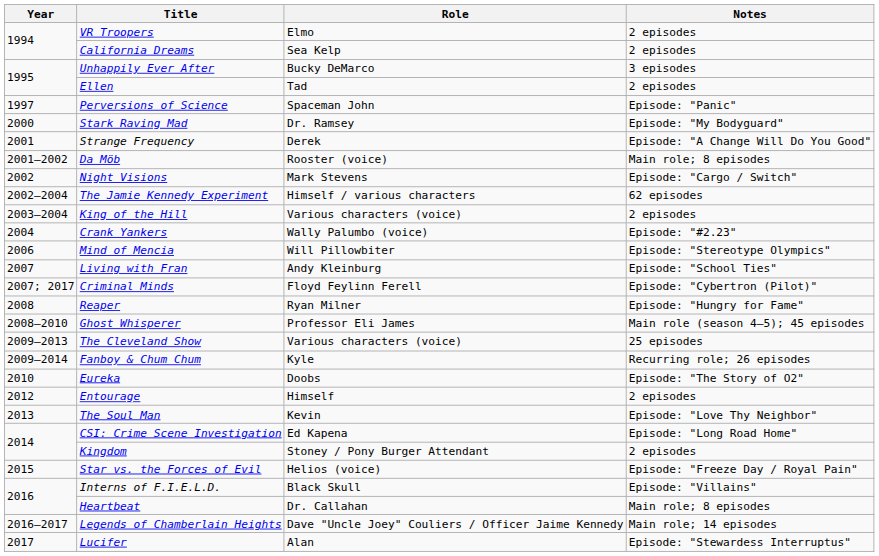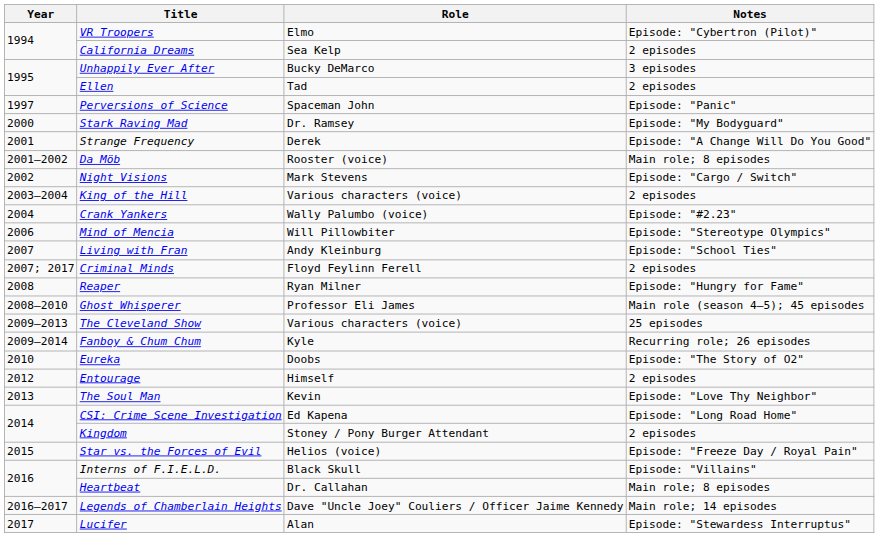(663, 32) 2 episodes -> (723, 32) Episode: "Cybertron (Pilot)"
- row: (174, 196)
(723, 287) Episode: "Cybertron (Pilot)" -> (663, 269) 2 episodes
